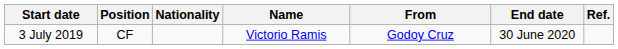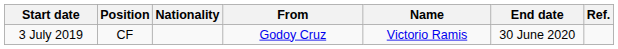columns swapped: (286, 15) <-> (420, 15)
